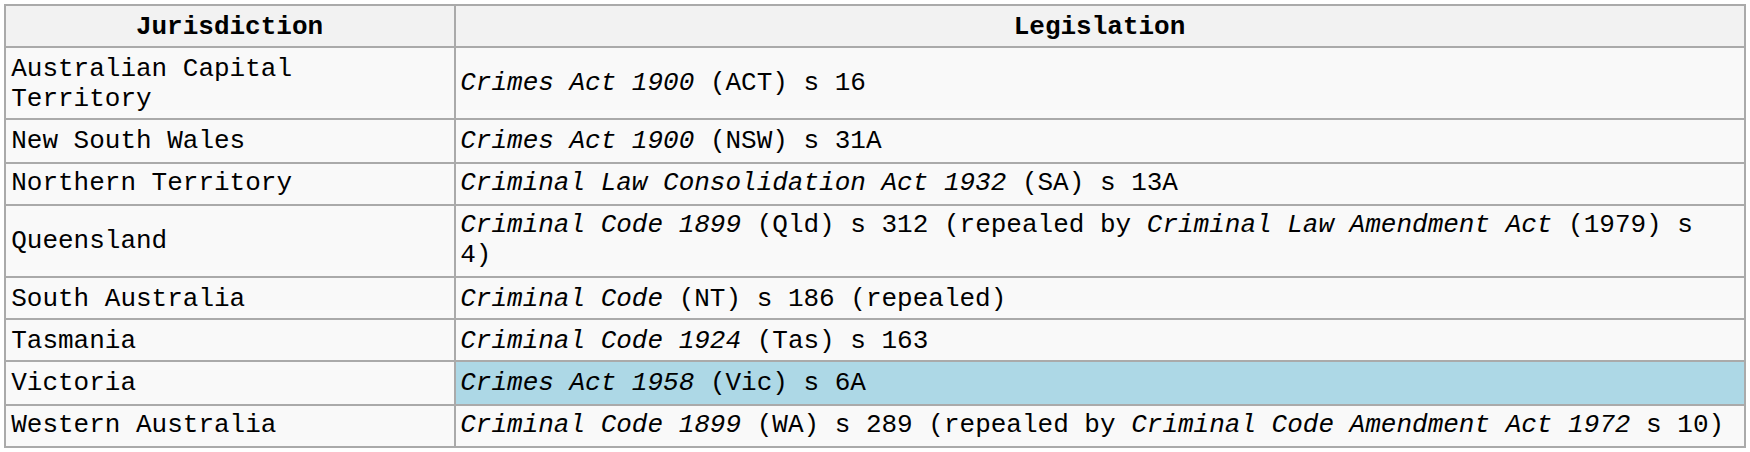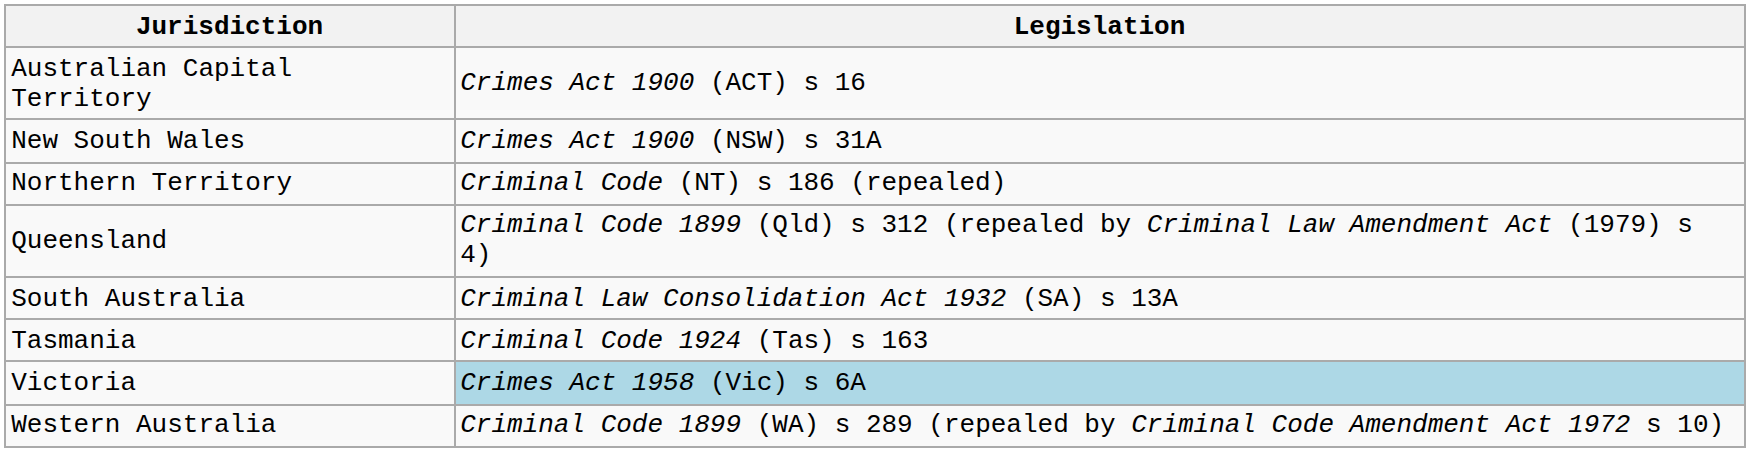(819, 183) Criminal Law Consolidation Act 1932 (SA) s 13A -> (733, 183) Criminal Code (NT) s 186 (repealed)
(733, 298) Criminal Code (NT) s 186 (repealed) -> (819, 298) Criminal Law Consolidation Act 1932 (SA) s 13A
